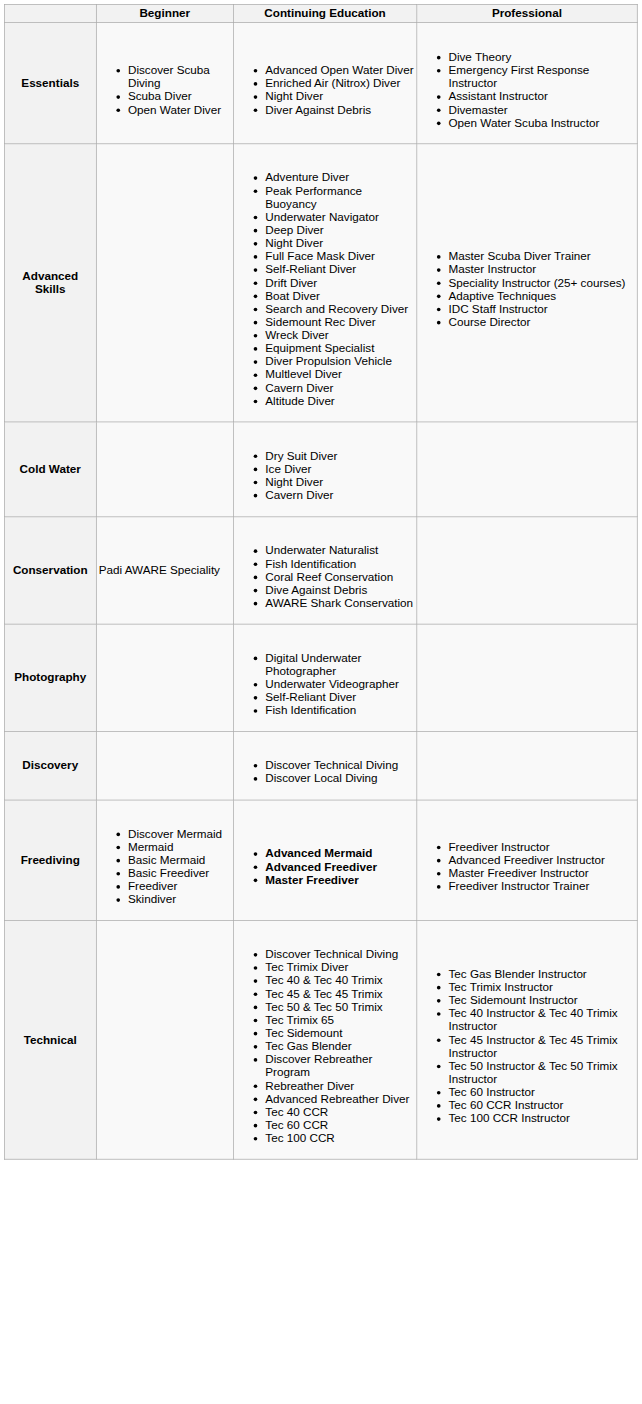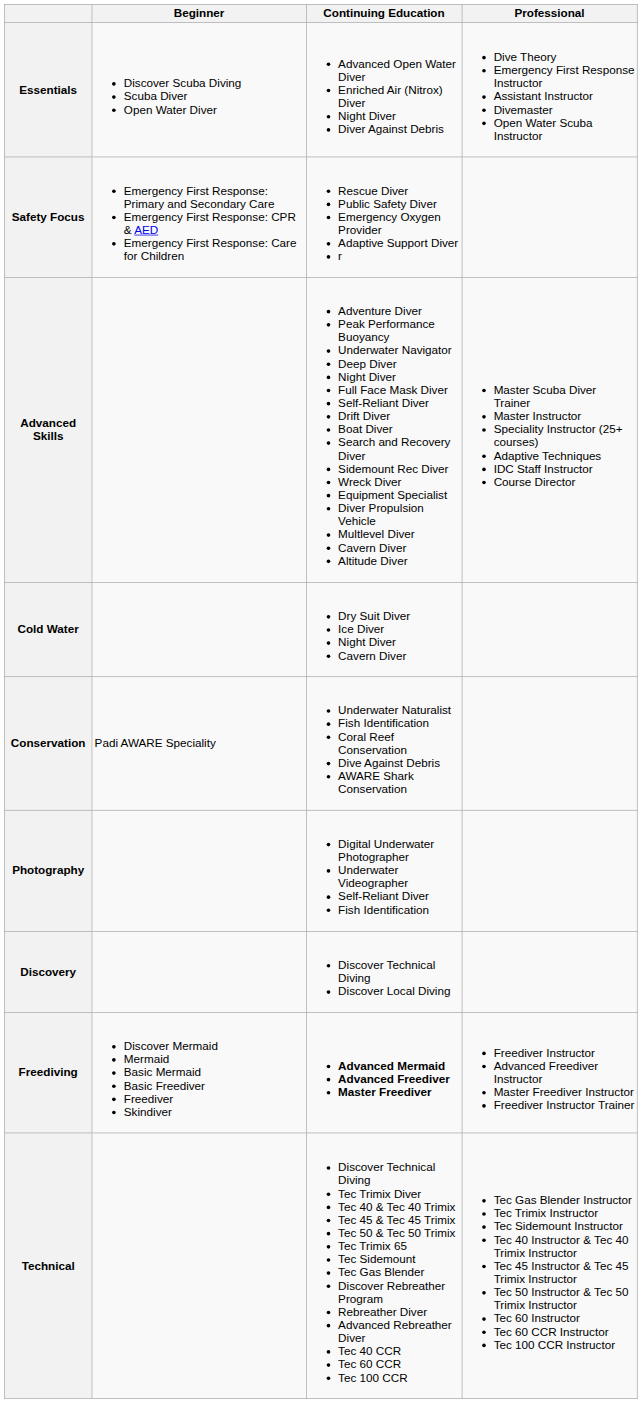+ row: (48, 217)
